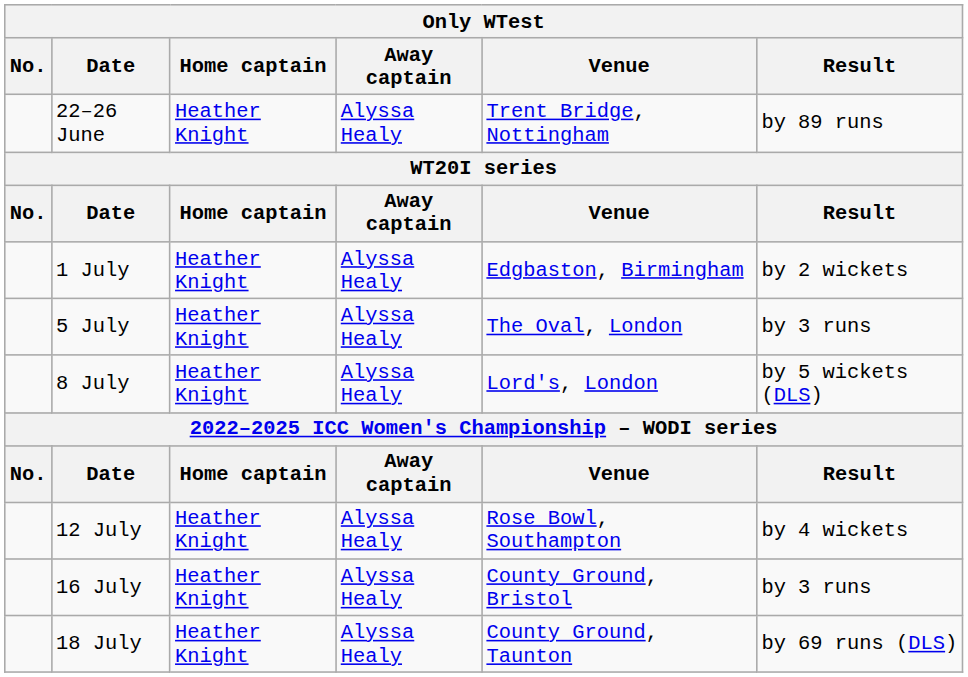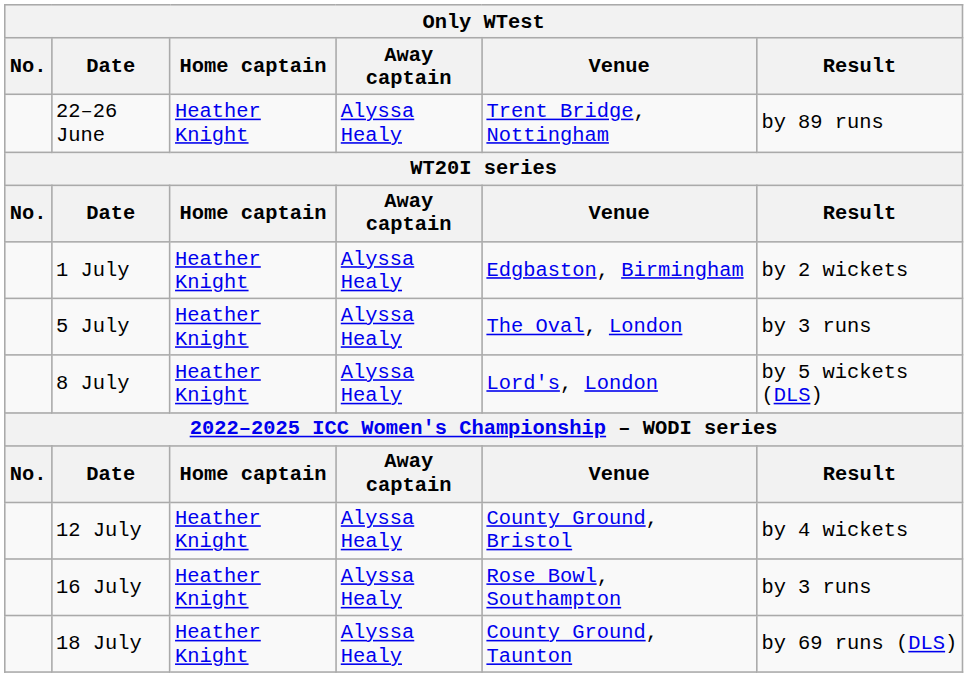(554, 531) Rose Bowl, Southampton -> (572, 531) County Ground, Bristol
(572, 588) County Ground, Bristol -> (554, 588) Rose Bowl, Southampton
